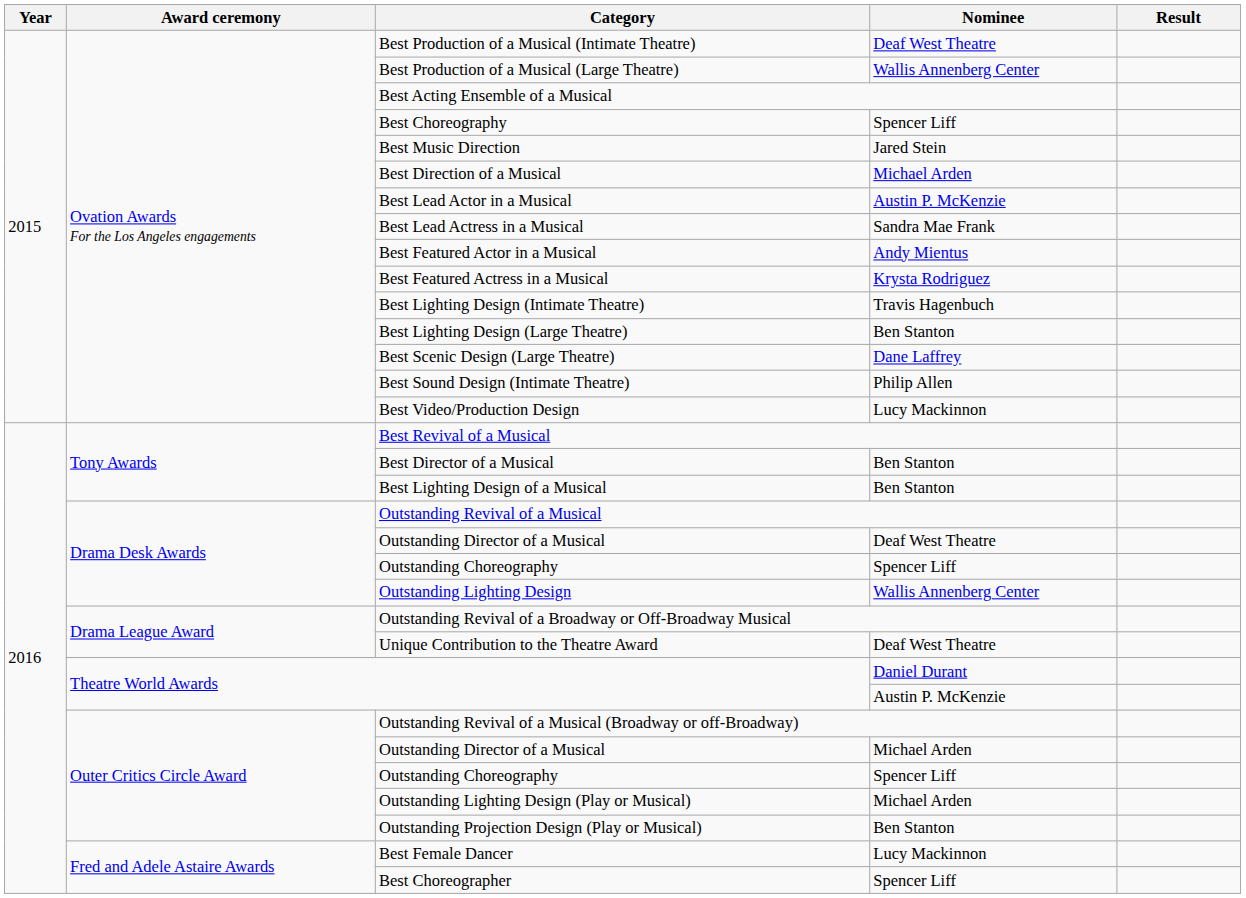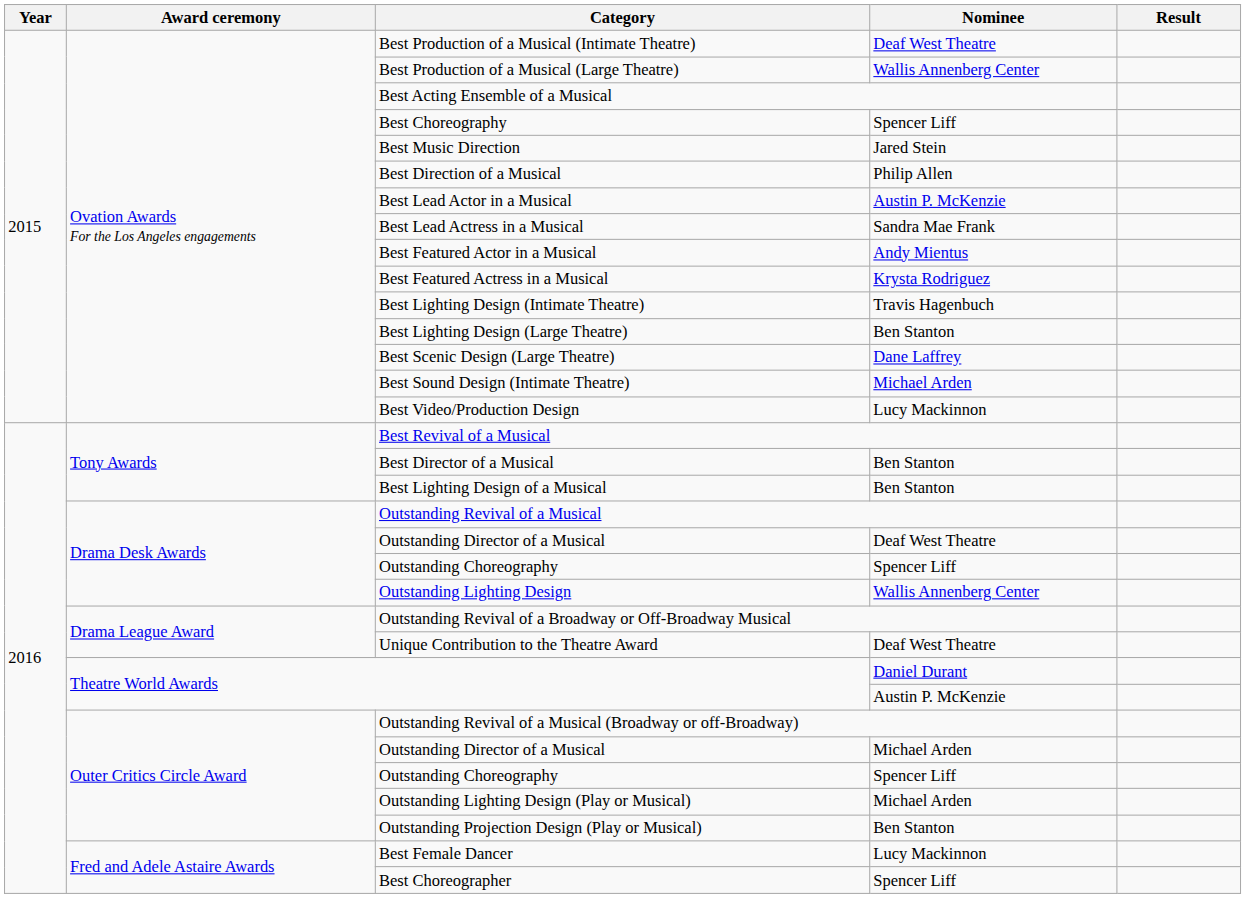(923, 174) Michael Arden -> (913, 174) Philip Allen
(913, 383) Philip Allen -> (923, 383) Michael Arden
